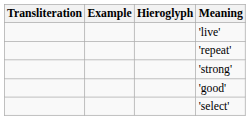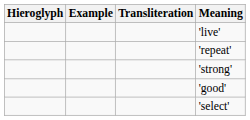columns swapped: (165, 13) <-> (45, 13)
